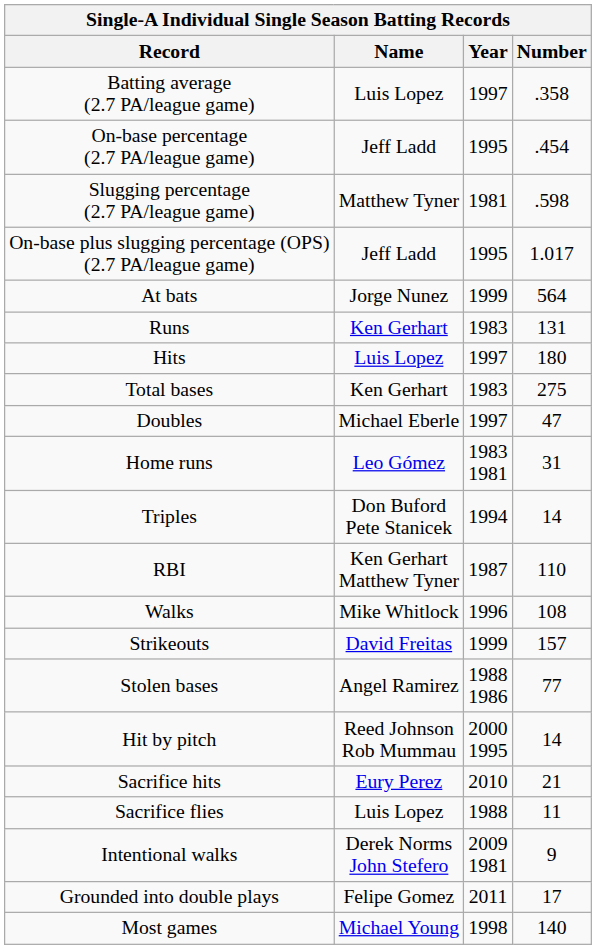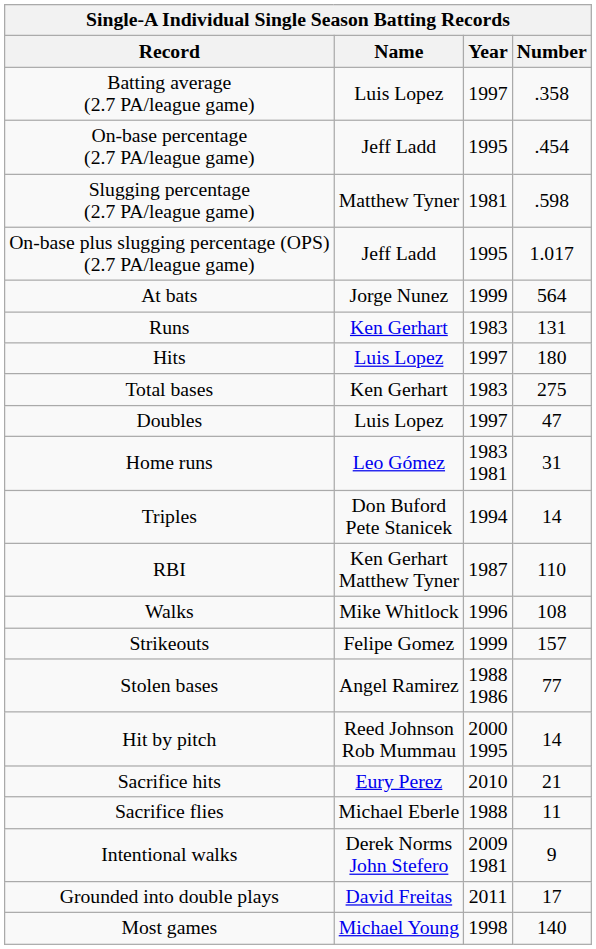(399, 420) Michael Eberle -> (399, 420) Luis Lopez
(399, 643) David Freitas -> (399, 643) Felipe Gomez
(399, 812) Luis Lopez -> (399, 812) Michael Eberle
(399, 896) Felipe Gomez -> (399, 896) David Freitas
